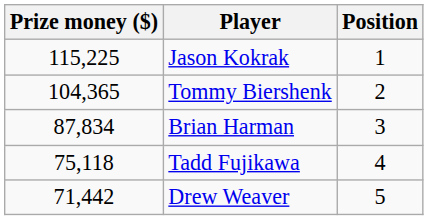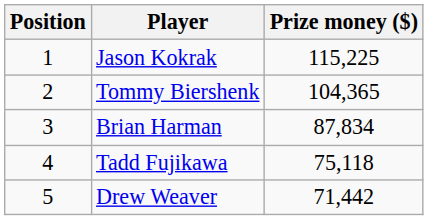columns swapped: (380, 22) <-> (84, 22)
